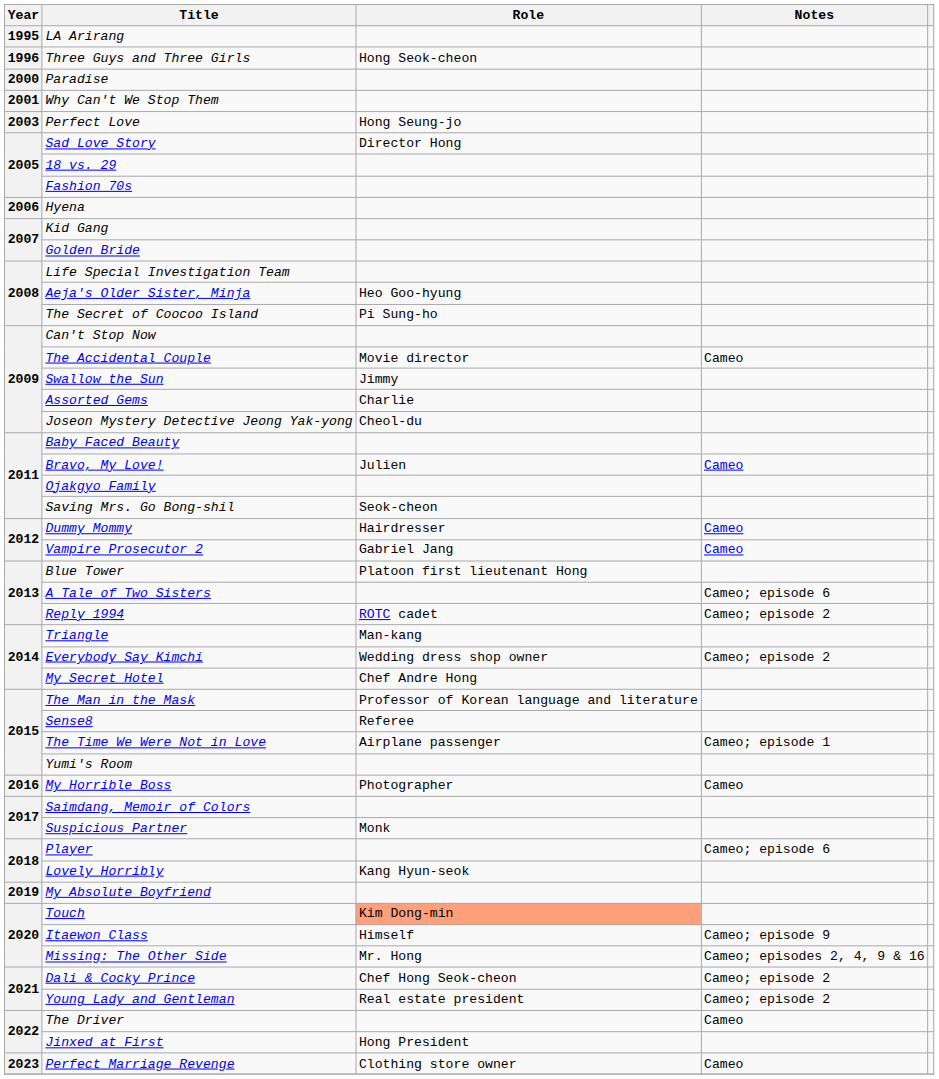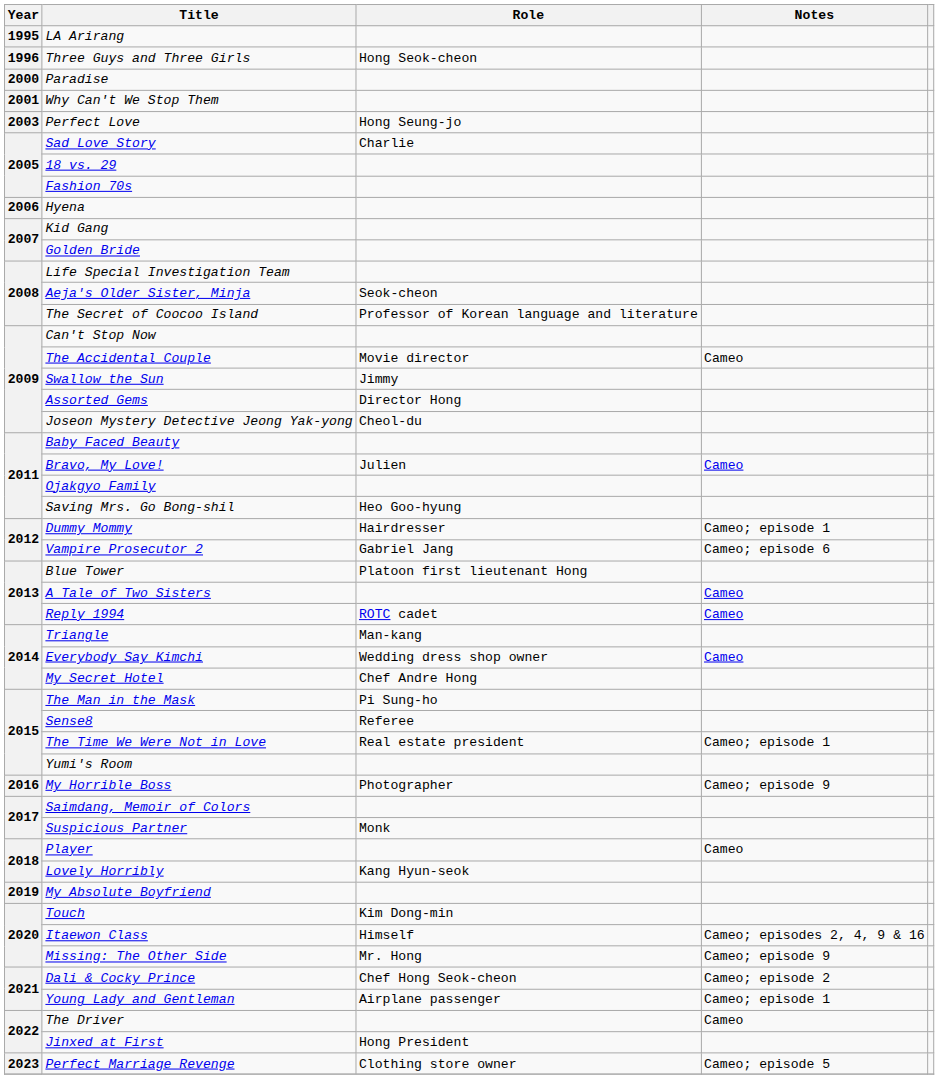(410, 144) Director Hong -> (387, 144) Charlie
(410, 293) Heo Goo-hyung -> (398, 293) Seok-cheon
(398, 315) Pi Sung-ho -> (528, 315) Professor of Korean language and literature
(387, 400) Charlie -> (410, 400) Director Hong
(398, 507) Seok-cheon -> (410, 507) Heo Goo-hyung
(724, 529) Cameo -> (767, 529) Cameo; episode 1
(724, 550) Cameo -> (767, 550) Cameo; episode 6
(767, 593) Cameo; episode 6 -> (724, 593) Cameo
(767, 614) Cameo; episode 2 -> (724, 614) Cameo
(767, 657) Cameo; episode 2 -> (724, 657) Cameo
(528, 700) Professor of Korean language and literature -> (398, 700) Pi Sung-ho
(430, 743) Airplane passenger -> (442, 743) Real estate president
(724, 786) Cameo -> (767, 786) Cameo; episode 9
(767, 850) Cameo; episode 6 -> (724, 850) Cameo
(406, 914) lightsalmon background -> (406, 914) no background
(767, 935) Cameo; episode 9 -> (814, 935) Cameo; episodes 2, 4, 9 & 16
(814, 957) Cameo; episodes 2, 4, 9 & 16 -> (767, 957) Cameo; episode 9
(442, 1000) Real estate president -> (430, 1000) Airplane passenger
(767, 1000) Cameo; episode 2 -> (767, 1000) Cameo; episode 1
(724, 1064) Cameo -> (767, 1064) Cameo; episode 5
